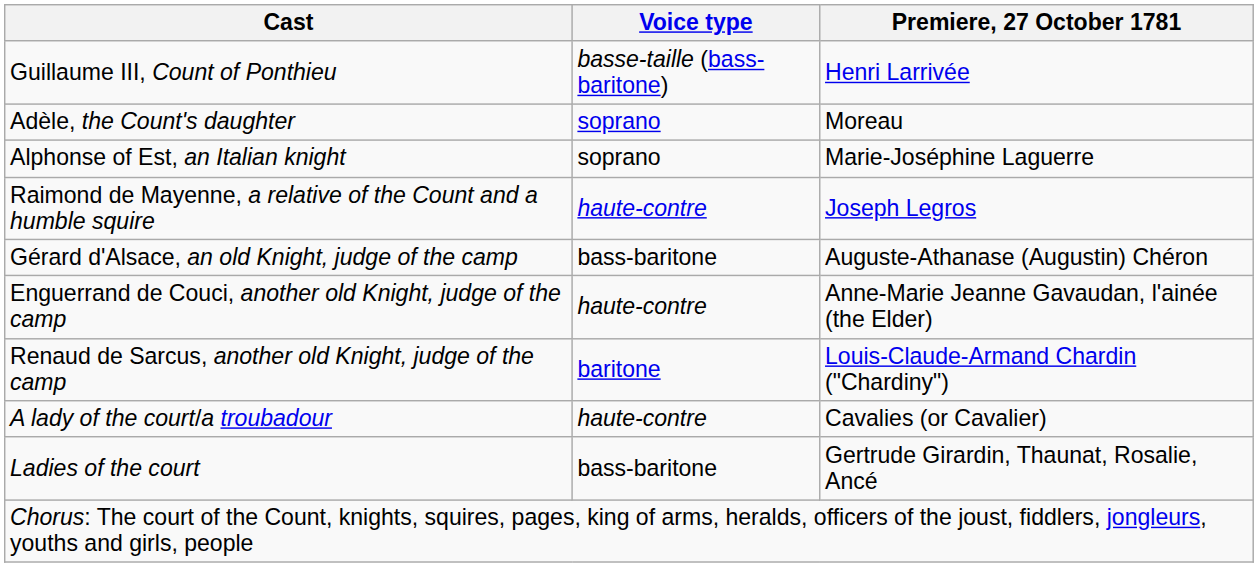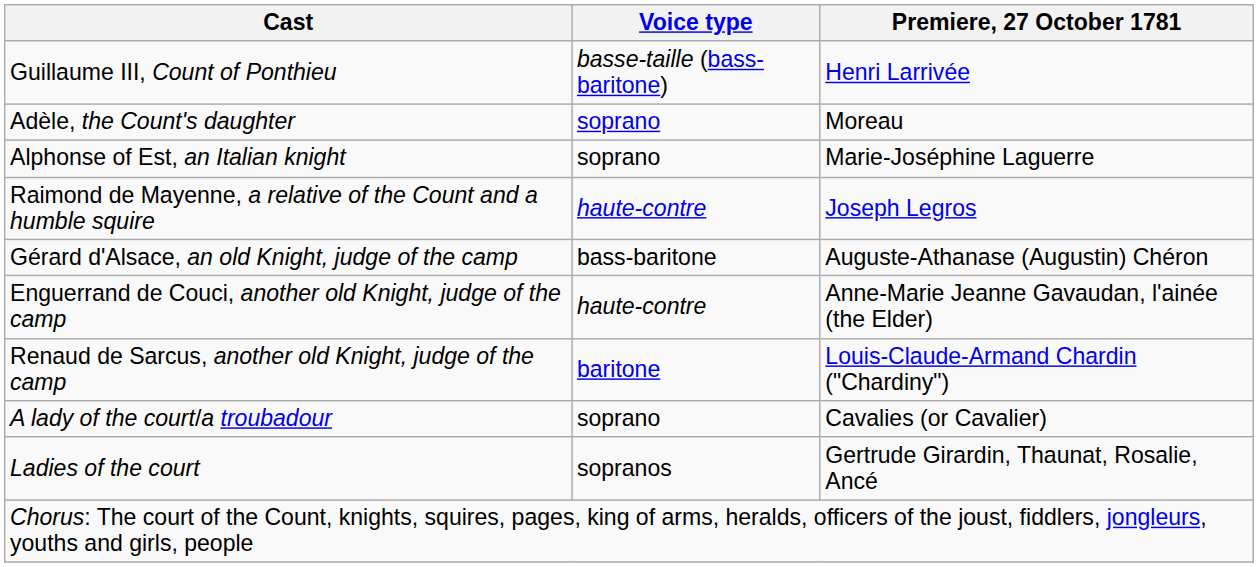(642, 418) haute-contre -> (619, 418) soprano
(647, 468) bass-baritone -> (624, 468) sopranos
